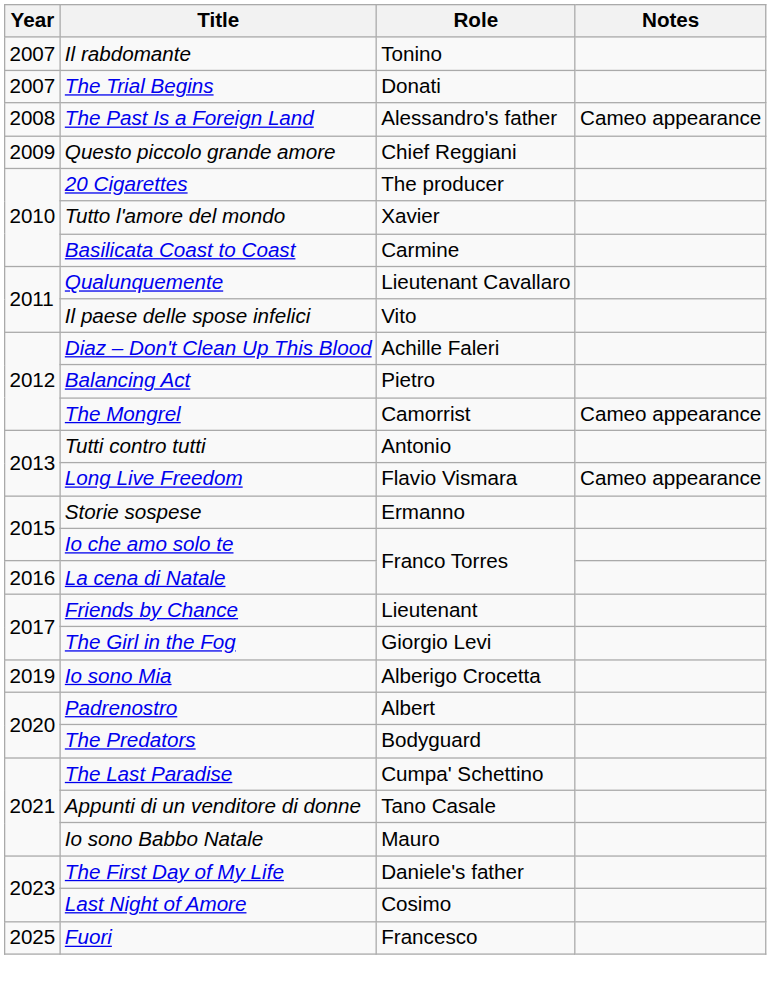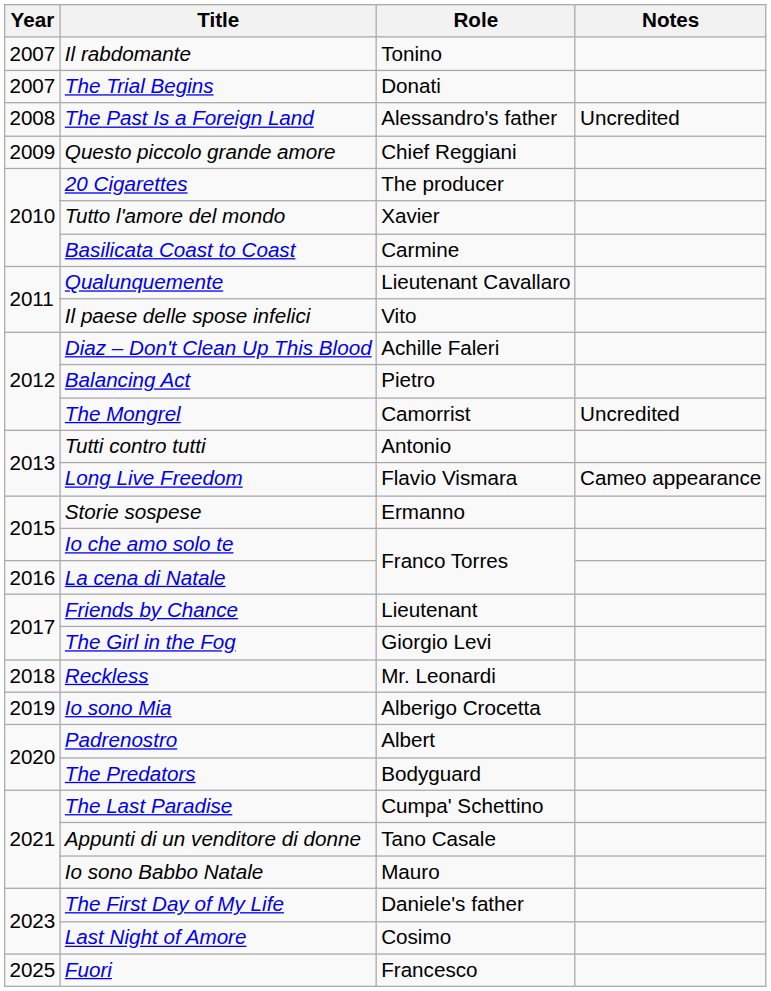(671, 119) Cameo appearance -> (630, 119) Uncredited
(671, 413) Cameo appearance -> (630, 413) Uncredited
+ row: (107, 675)
